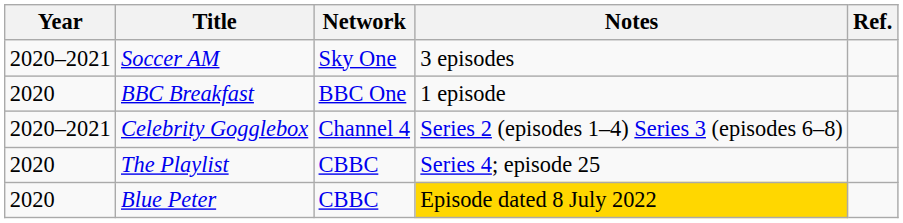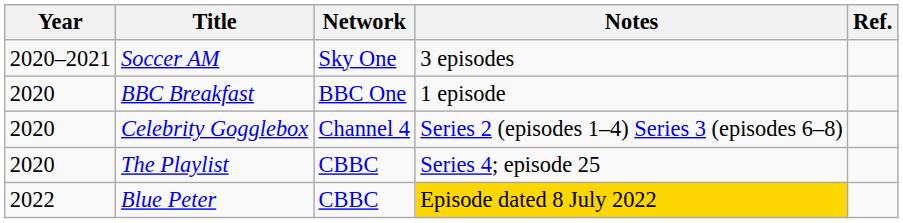(60, 128) 2020–2021 -> (32, 128) 2020
(32, 199) 2020 -> (32, 199) 2022
